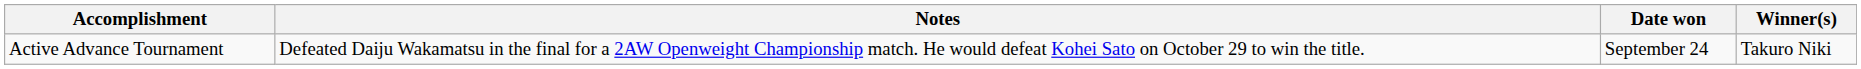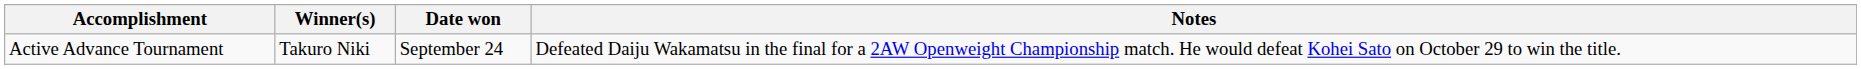columns swapped: (1797, 19) <-> (938, 19)
